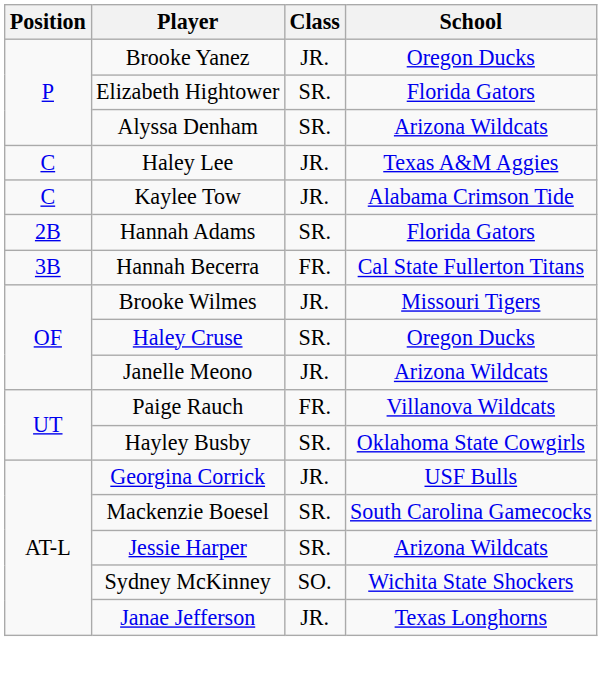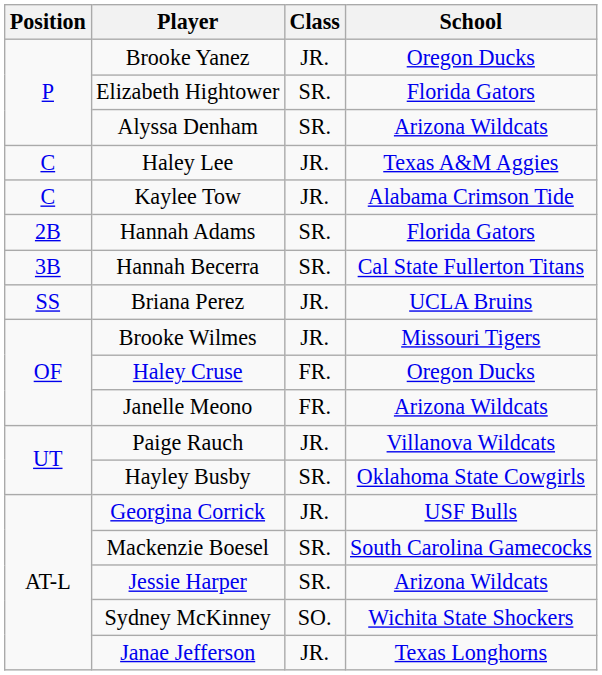(315, 267) FR. -> (315, 267) SR.
+ row: (188, 302)
(315, 337) SR. -> (315, 372) FR.
(315, 372) JR. -> (315, 407) FR.
(315, 407) FR. -> (315, 442) JR.
